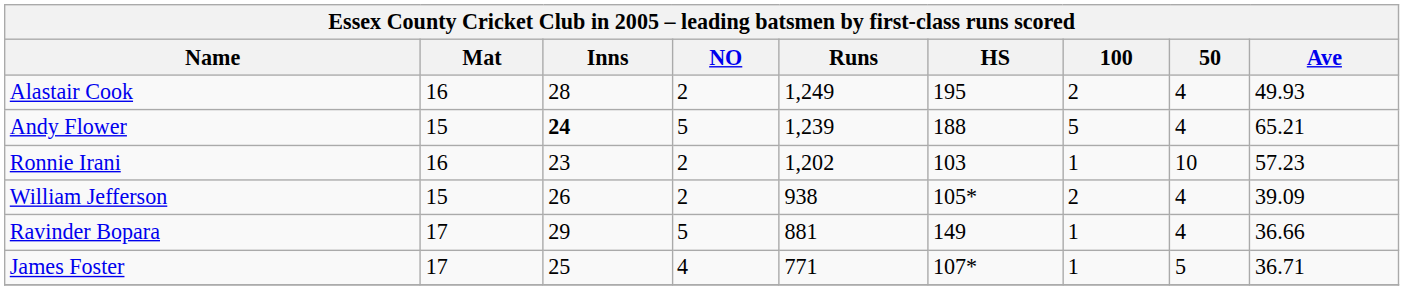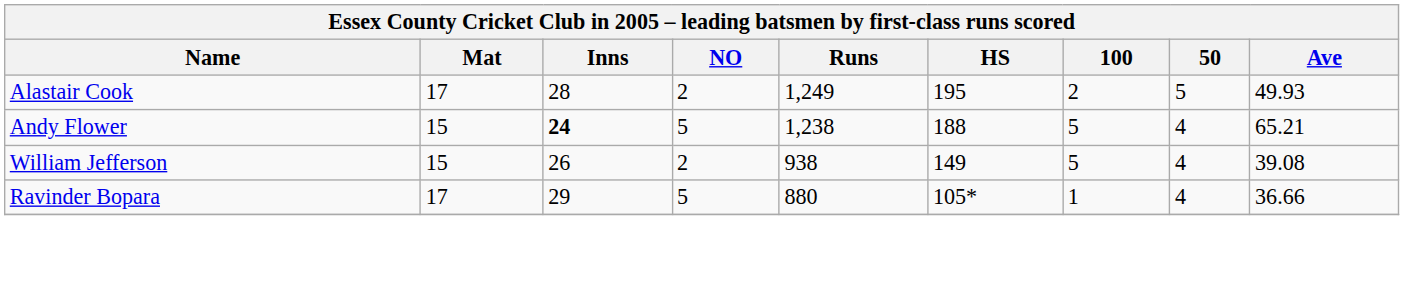(437, 92) 16 -> (437, 92) 17
(1181, 92) 4 -> (1181, 92) 5
(809, 127) 1,239 -> (809, 127) 1,238
- row: (65, 162)
(955, 197) 105* -> (949, 162) 149
(1073, 197) 2 -> (1073, 162) 5
(1280, 197) 39.09 -> (1280, 162) 39.08
(801, 232) 881 -> (801, 197) 880
(949, 232) 149 -> (955, 197) 105*
- row: (67, 267)
